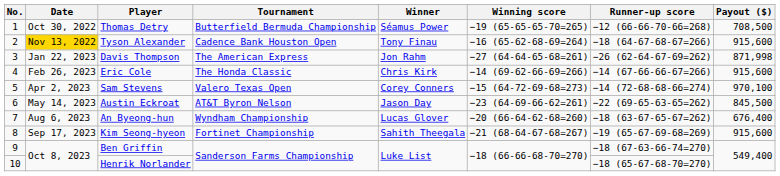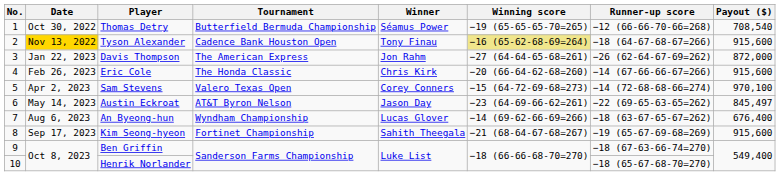(753, 27) 708,500 -> (753, 27) 708,540
(529, 43) no background -> (529, 43) khaki background
(753, 58) 871,998 -> (753, 58) 872,000
(529, 73) −14 (69-62-66-69=266) -> (529, 73) −20 (66-64-62-68=260)
(753, 103) 845,500 -> (753, 103) 845,497
(529, 118) −20 (66-64-62-68=260) -> (529, 118) −14 (69-62-66-69=266)
